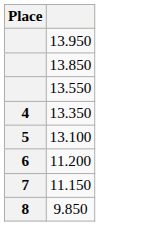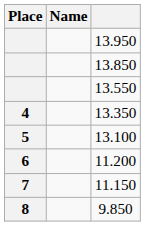+ column: (69, 16)
